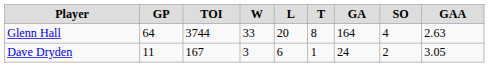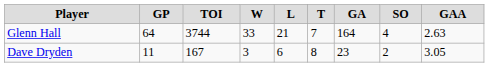(283, 33) 20 -> (283, 33) 21
(314, 33) 8 -> (314, 33) 7
(314, 52) 1 -> (314, 52) 8
(343, 52) 24 -> (343, 52) 23
